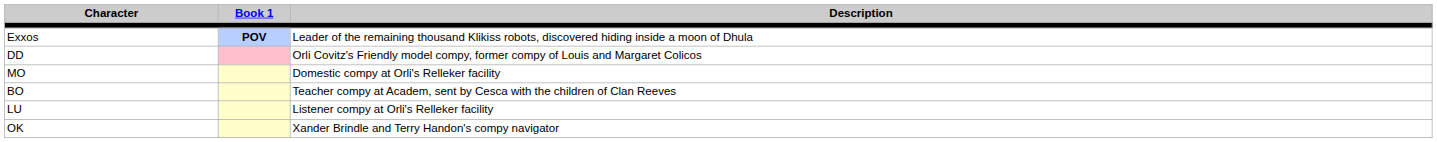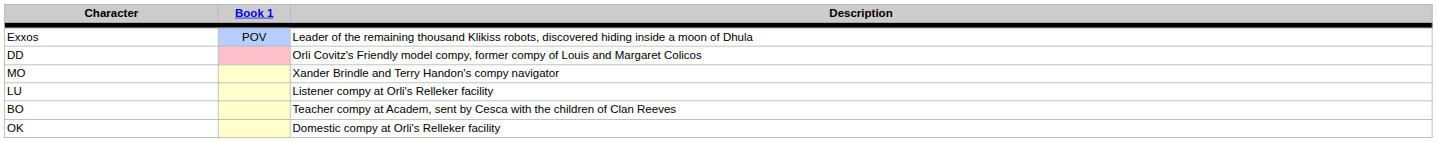(254, 37) bold -> (254, 37) normal
(396, 73) Domestic compy at Orli's Relleker facility -> (426, 73) Xander Brindle and Terry Handon's compy navigator
rows swapped: (14, 110) <-> (15, 92)
(426, 128) Xander Brindle and Terry Handon's compy navigator -> (396, 128) Domestic compy at Orli's Relleker facility
